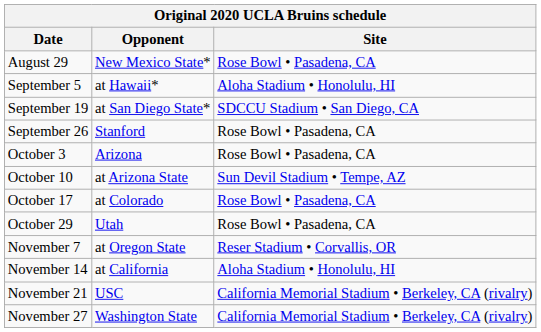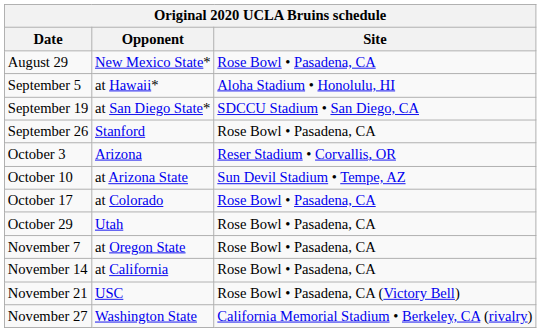(297, 154) Rose Bowl • Pasadena, CA -> (307, 154) Reser Stadium • Corvallis, OR
(307, 246) Reser Stadium • Corvallis, OR -> (297, 246) Rose Bowl • Pasadena, CA
(306, 270) Aloha Stadium • Honolulu, HI -> (297, 270) Rose Bowl • Pasadena, CA
(375, 293) California Memorial Stadium • Berkeley, CA (rivalry) -> (339, 293) Rose Bowl • Pasadena, CA (Victory Bell)
